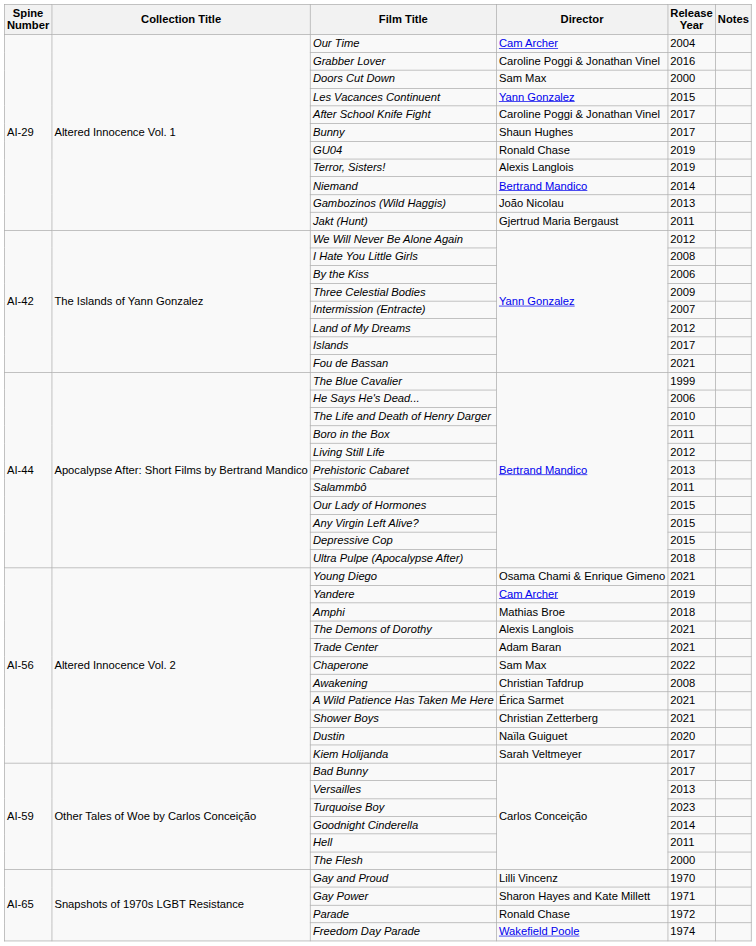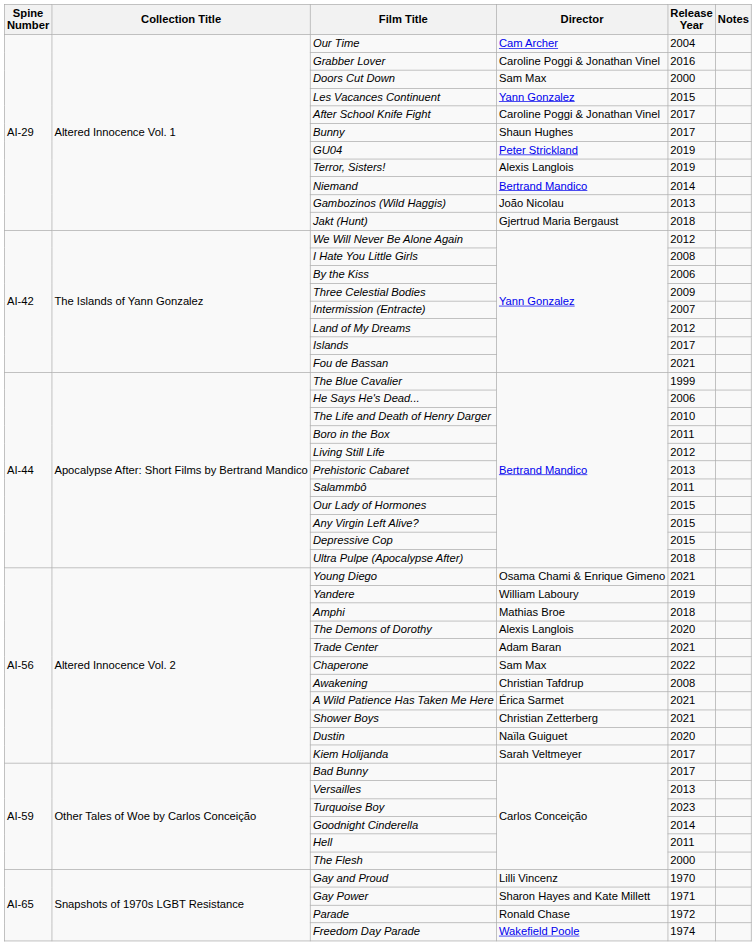(534, 150) Ronald Chase -> (538, 150) Peter Strickland
(682, 221) 2011 -> (683, 221) 2018
(528, 594) Cam Archer -> (539, 594) William Laboury
(683, 629) 2021 -> (683, 629) 2020
